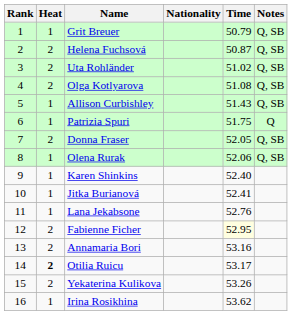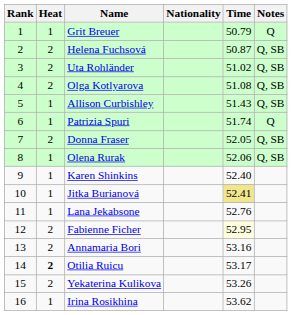(271, 31) Q, SB -> (271, 31) Q
(239, 121) 51.75 -> (239, 121) 51.74
(239, 193) no background -> (239, 193) khaki background
